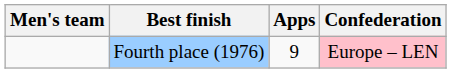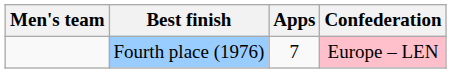(294, 51) 9 -> (294, 51) 7
